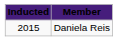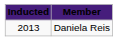(28, 28) 2015 -> (28, 28) 2013
